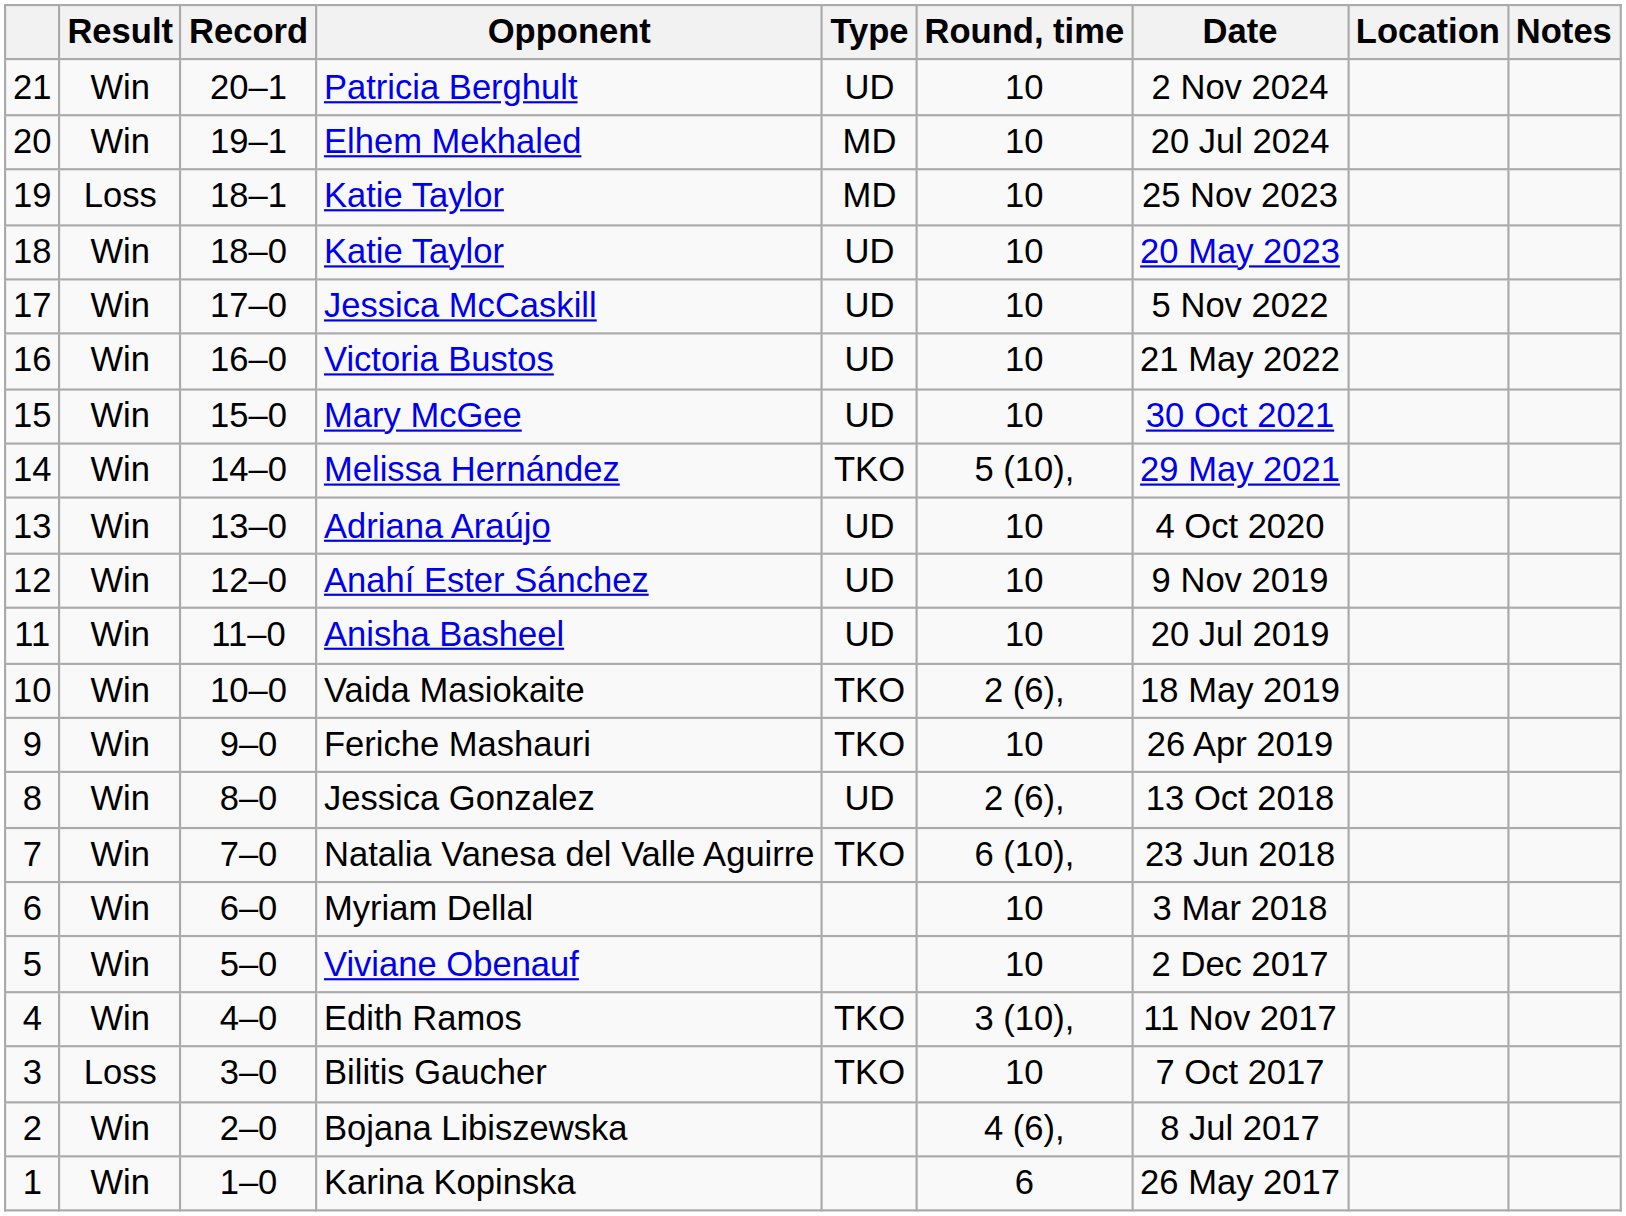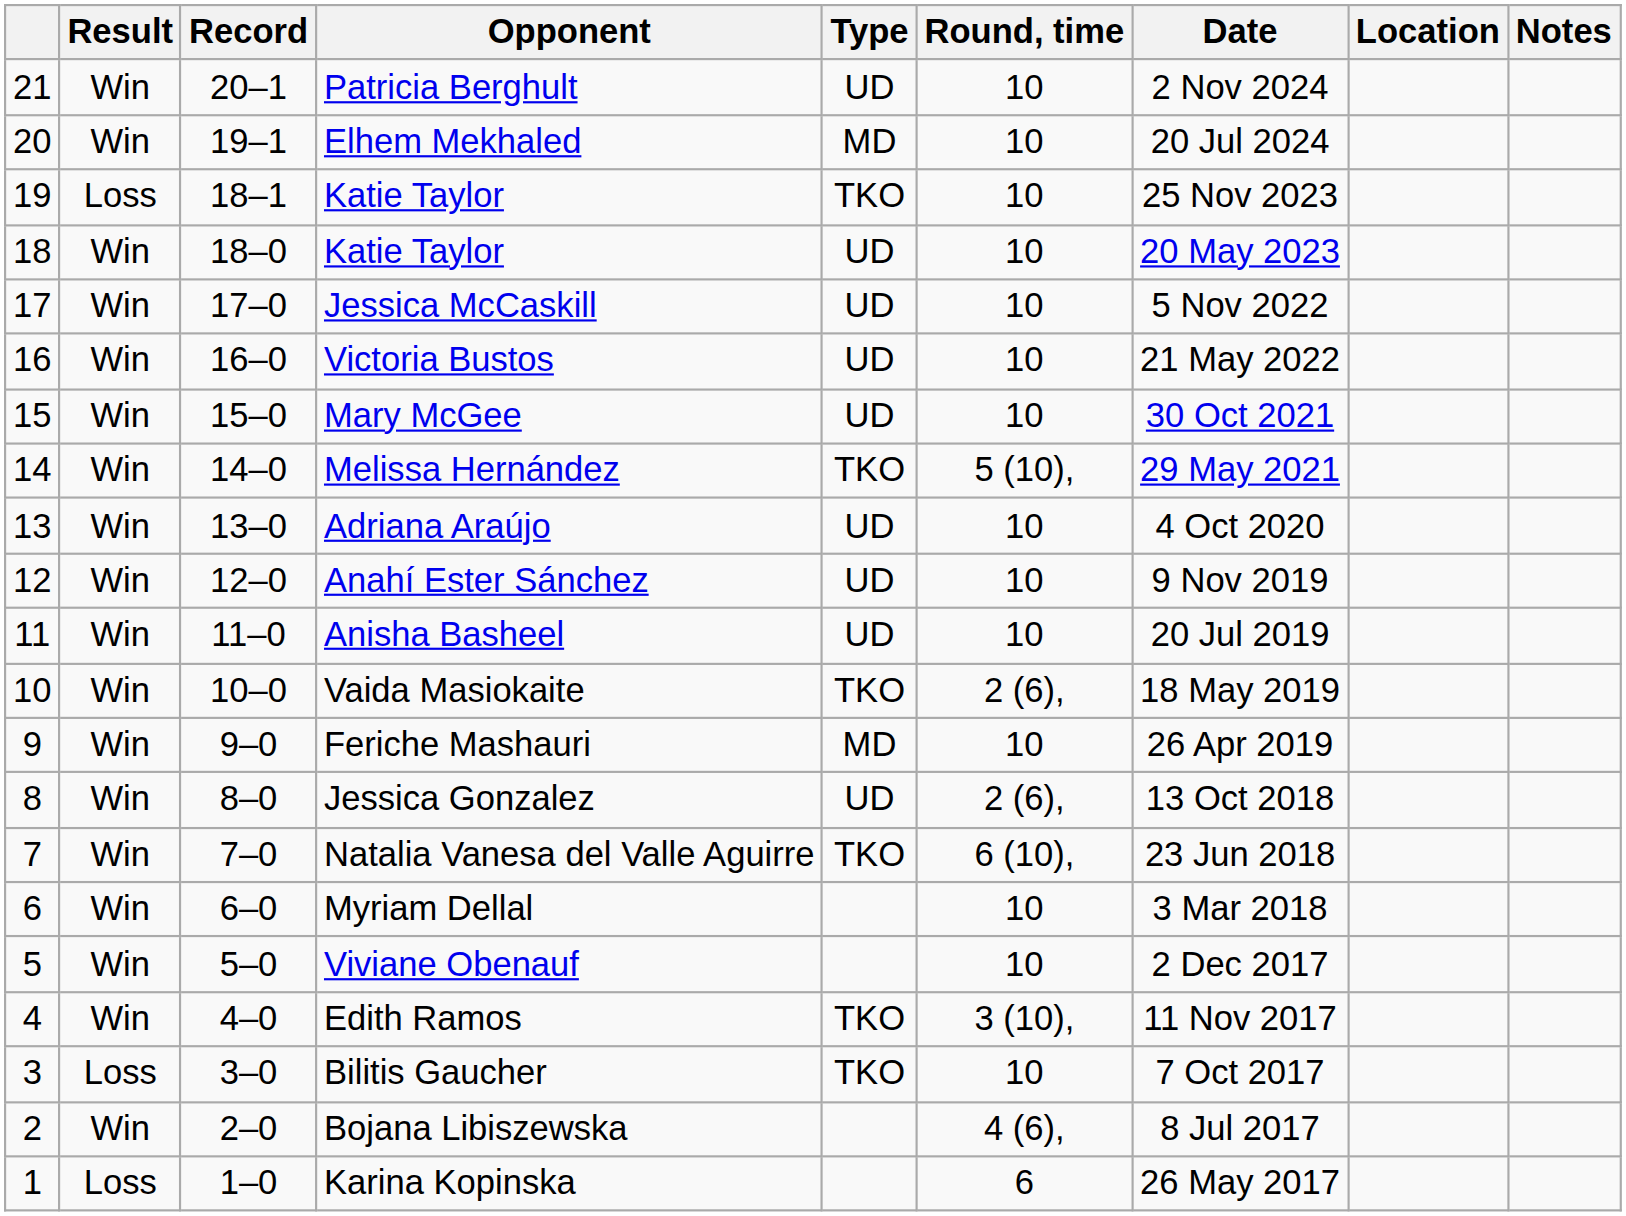(870, 196) MD -> (870, 196) TKO
(870, 744) TKO -> (870, 744) MD
(120, 1182) Win -> (120, 1182) Loss
